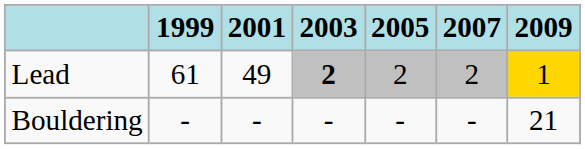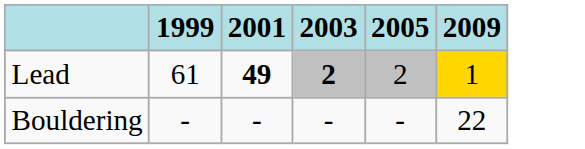- column: (472, 27)
(257, 73) normal -> (257, 73) bold
(544, 119) 21 -> (472, 119) 22
